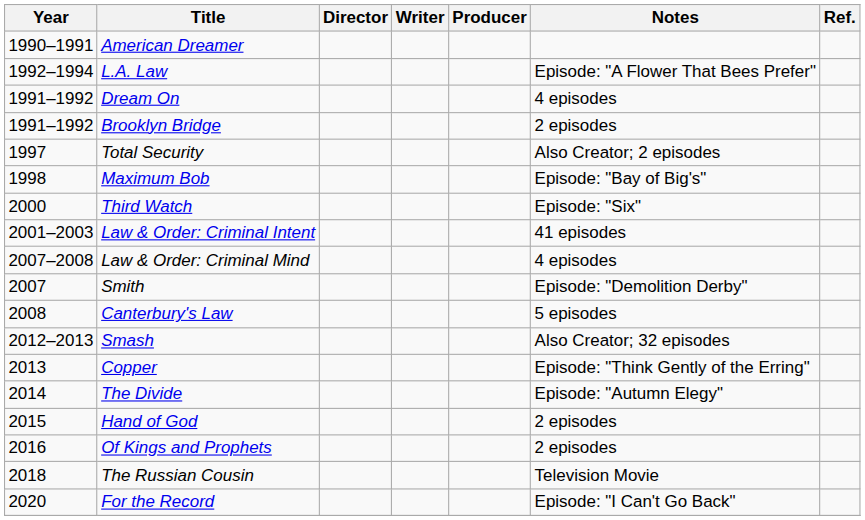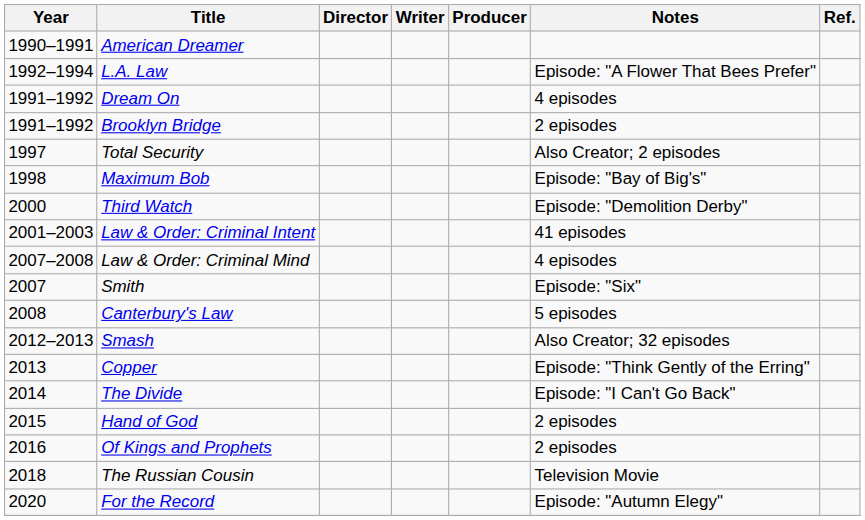(588, 206) Episode: "Six" -> (641, 206) Episode: "Demolition Derby"
(641, 286) Episode: "Demolition Derby" -> (588, 286) Episode: "Six"
(629, 394) Episode: "Autumn Elegy" -> (635, 394) Episode: "I Can't Go Back"
(635, 502) Episode: "I Can't Go Back" -> (629, 502) Episode: "Autumn Elegy"
